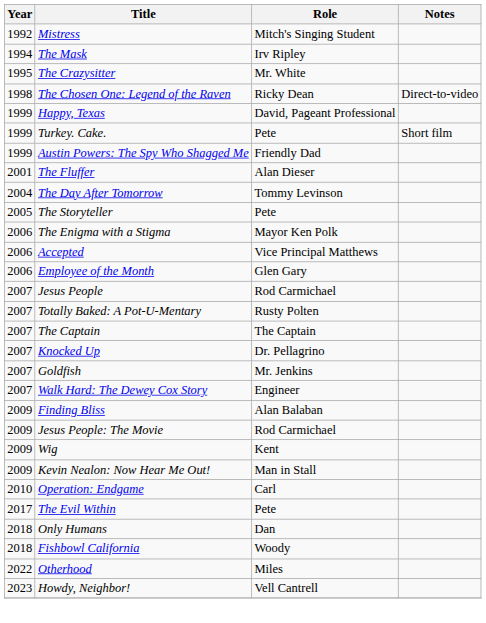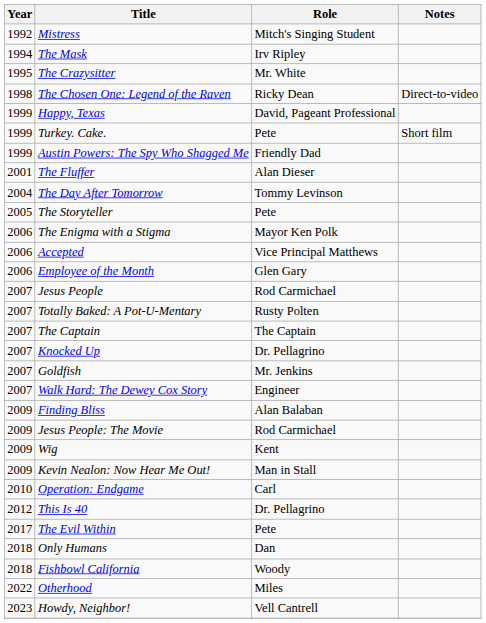+ row: (63, 509)
